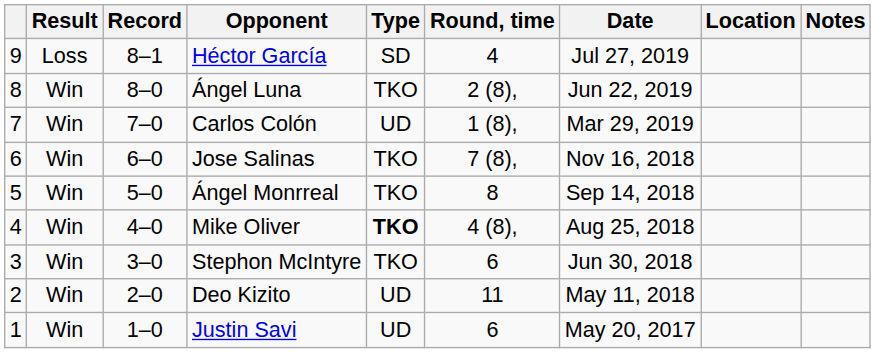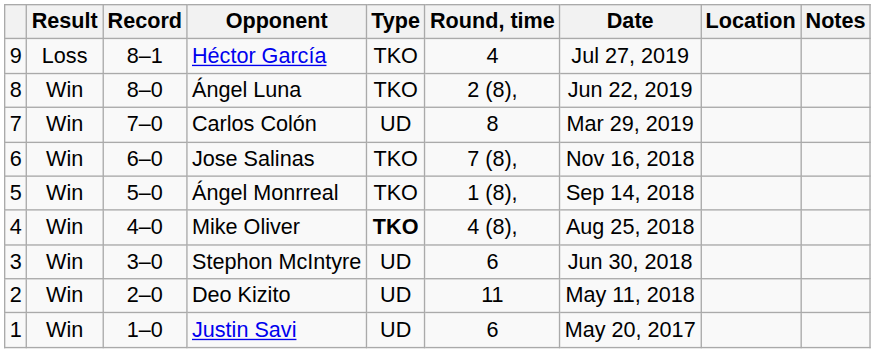(396, 55) SD -> (396, 55) TKO
(492, 124) 1 (8), -> (492, 124) 8
(492, 192) 8 -> (492, 192) 1 (8),
(396, 261) TKO -> (396, 261) UD
